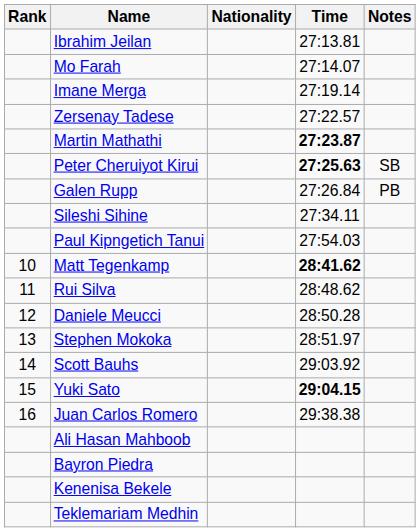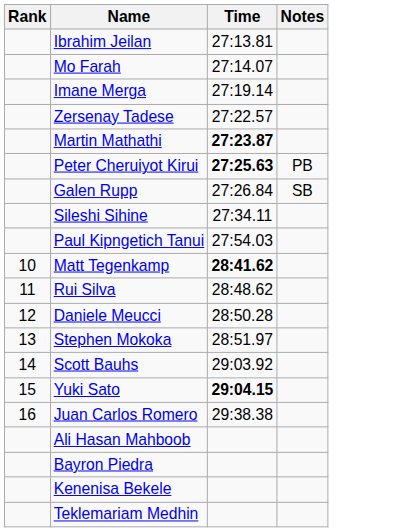- column: (252, 16)
(390, 166) SB -> (302, 166) PB
(390, 191) PB -> (302, 191) SB
